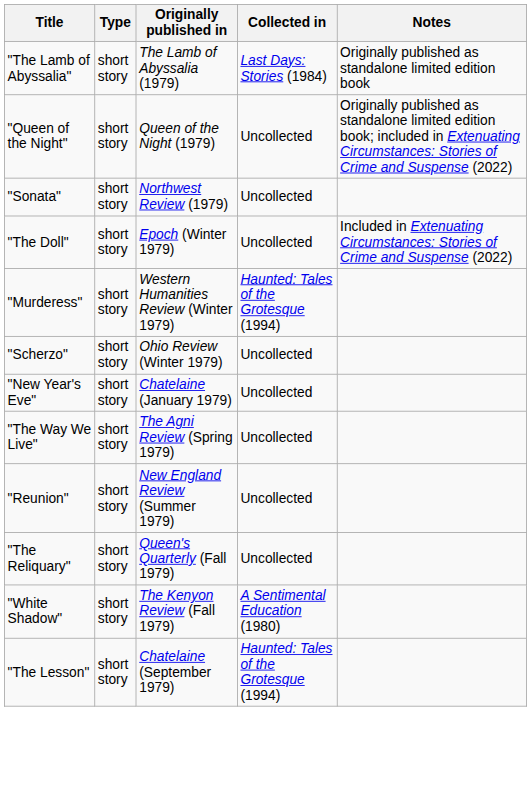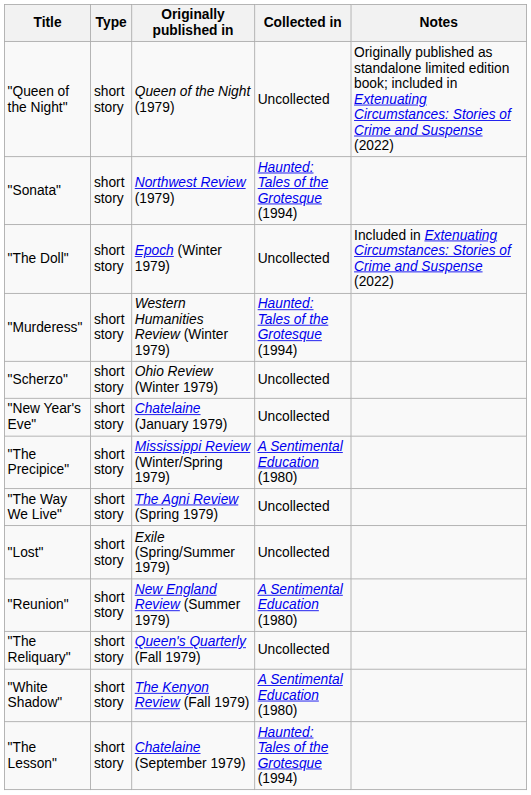- row: (49, 68)
(276, 196) Uncollected -> (293, 190) Haunted: Tales of the Grotesque (1994)
+ row: (38, 462)
+ row: (25, 552)
(276, 498) Uncollected -> (300, 605) A Sentimental Education (1980)
